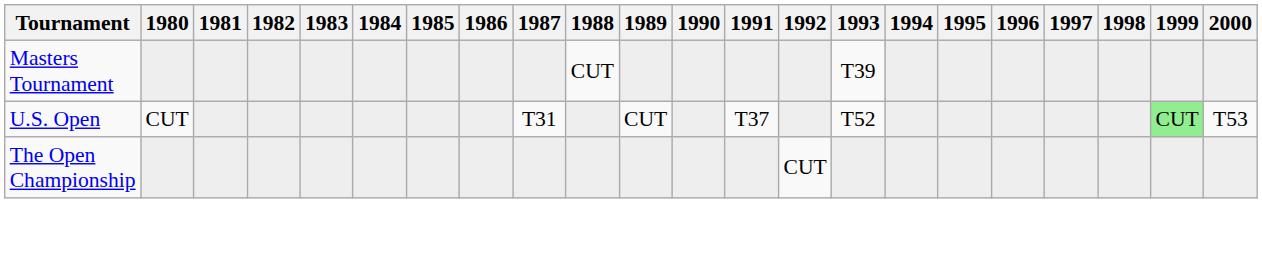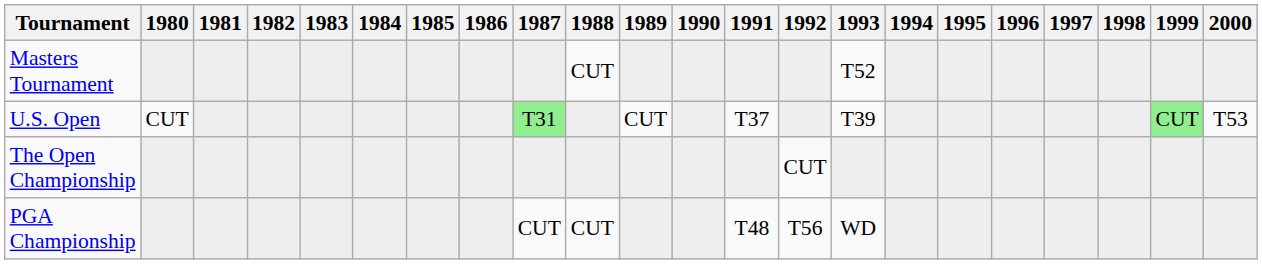(858, 70) T39 -> (858, 70) T52
(539, 119) no background -> (539, 119) lightgreen background
(858, 119) T52 -> (858, 119) T39
+ row: (73, 228)
